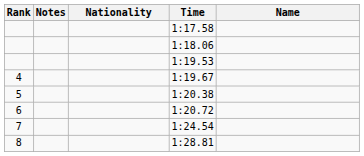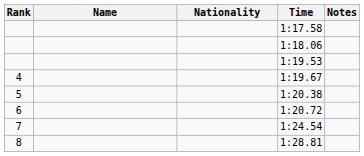columns swapped: (288, 13) <-> (51, 13)
